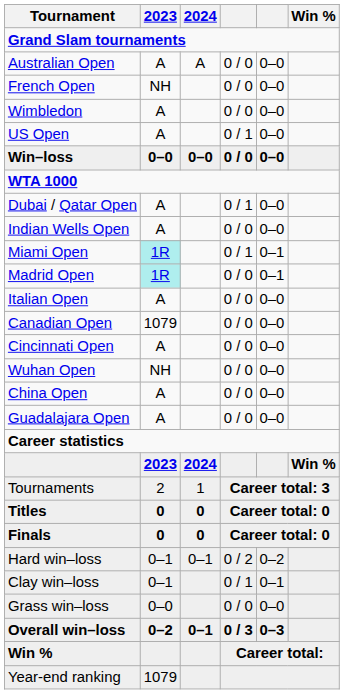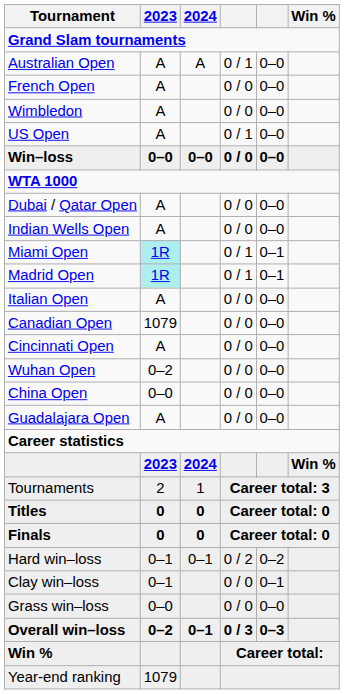(238, 63) 0 / 0 -> (238, 63) 0 / 1
(160, 87) NH -> (160, 87) A
(238, 205) 0 / 1 -> (238, 205) 0 / 0
(238, 275) 0 / 0 -> (238, 275) 0 / 1
(160, 370) NH -> (160, 370) 0–2
(160, 393) A -> (160, 393) 0–0
(238, 582) 0 / 1 -> (238, 582) 0 / 0
